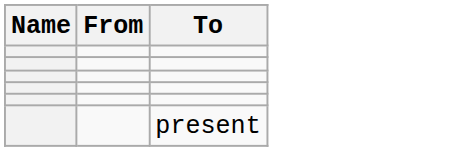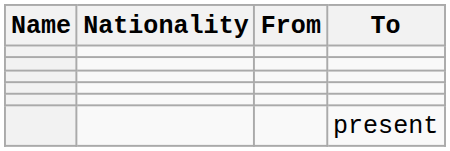+ column: (166, 25)
